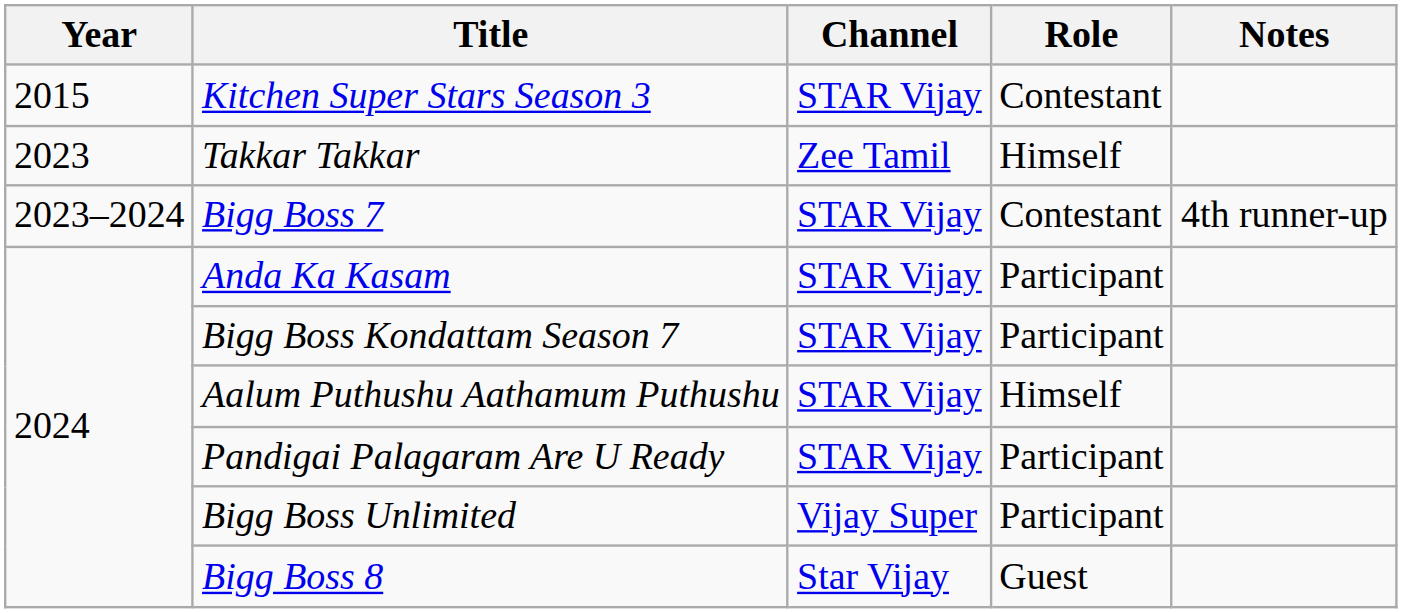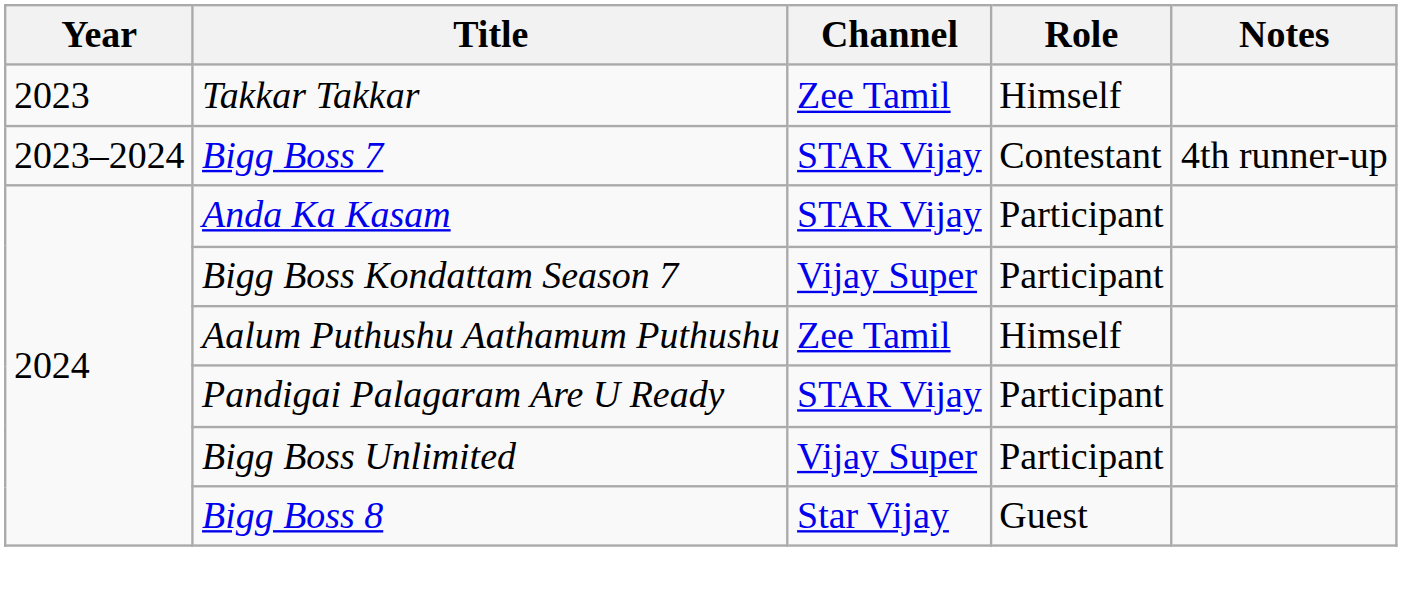- row: (426, 94)
(889, 335) STAR Vijay -> (887, 275) Vijay Super
(889, 395) STAR Vijay -> (874, 335) Zee Tamil
